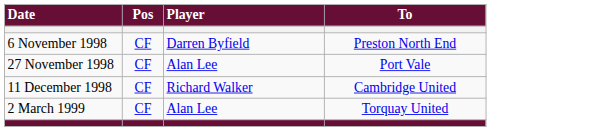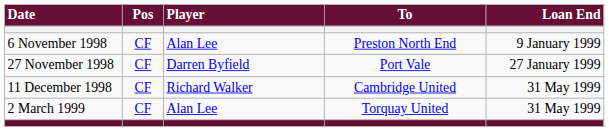+ column: (545, 29)
(208, 43) Darren Byfield -> (192, 43) Alan Lee
(192, 65) Alan Lee -> (208, 65) Darren Byfield
